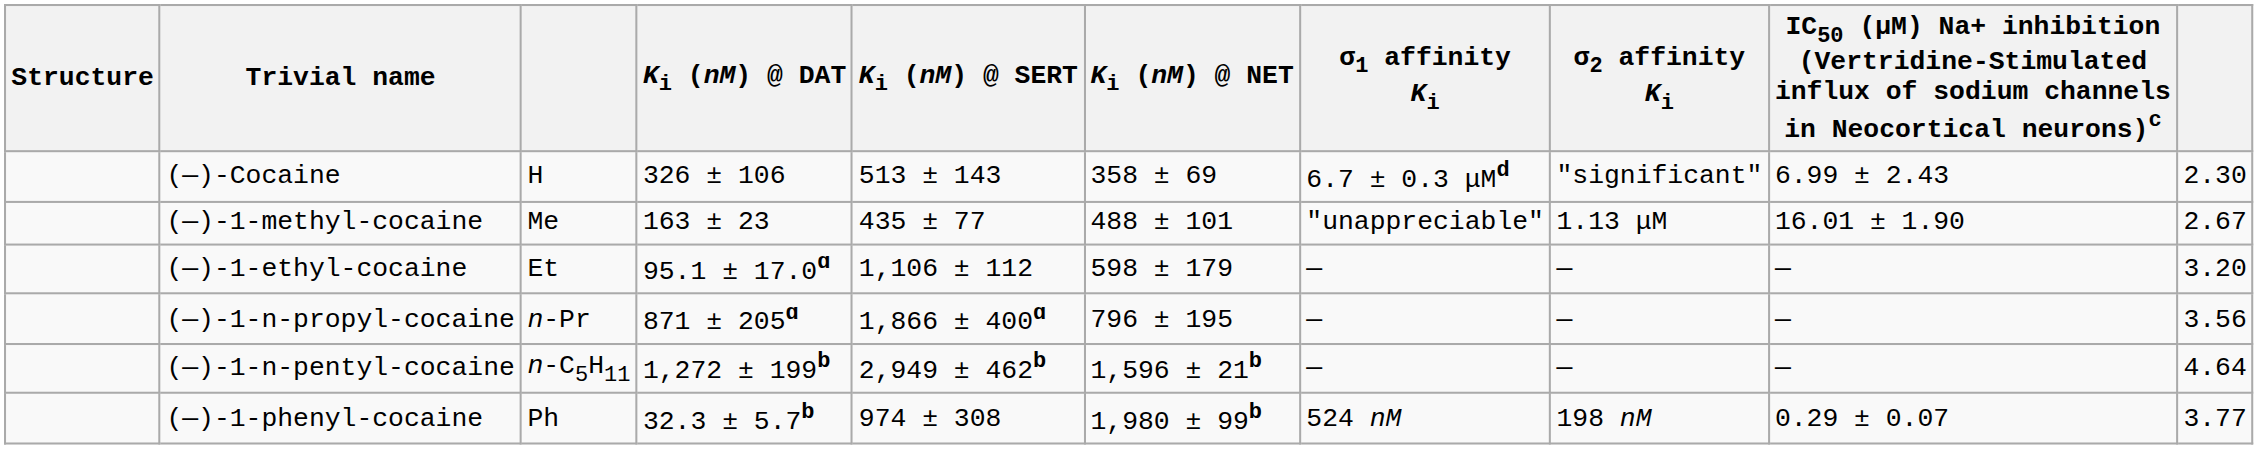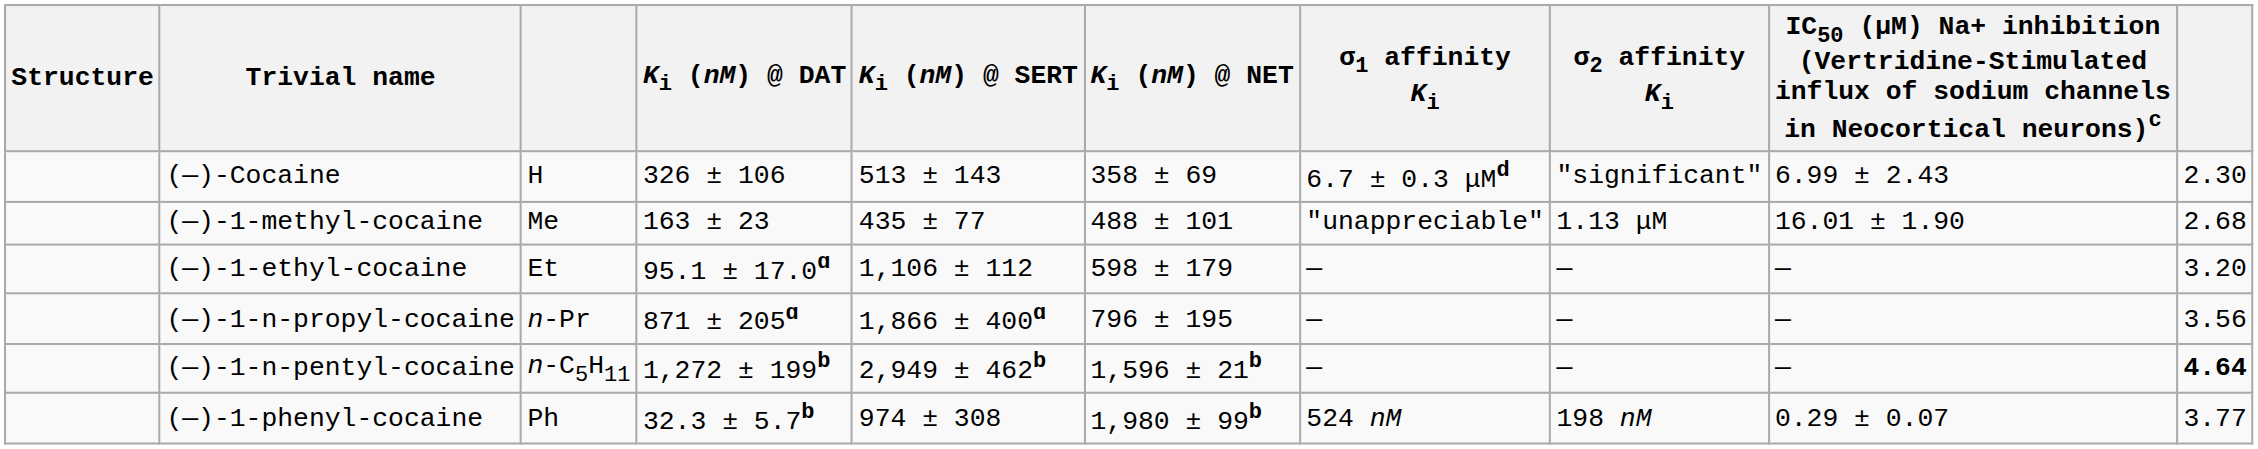(2215, 223) 2.67 -> (2215, 223) 2.68
(2215, 369) normal -> (2215, 369) bold
